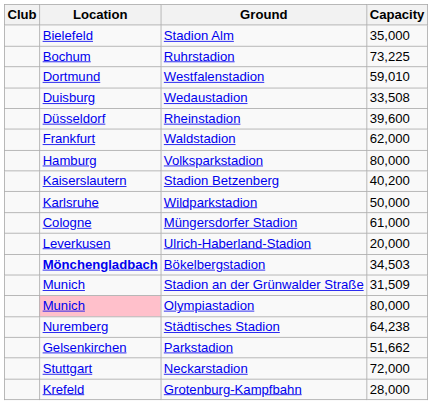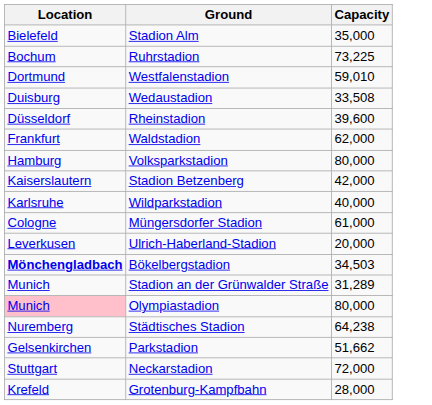- column: (22, 14)
(390, 181) 40,200 -> (355, 181) 42,000
(390, 202) 50,000 -> (355, 202) 40,000
(390, 285) 31,509 -> (355, 285) 31,289
